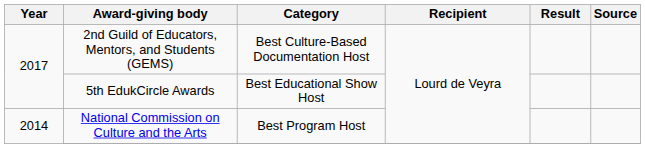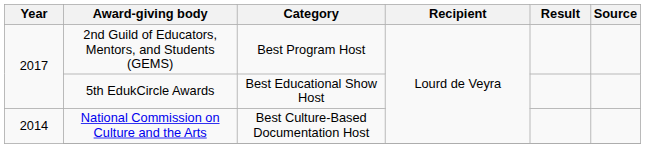(311, 49) Best Culture-Based Documentation Host -> (311, 49) Best Program Host
(311, 125) Best Program Host -> (311, 125) Best Culture-Based Documentation Host
